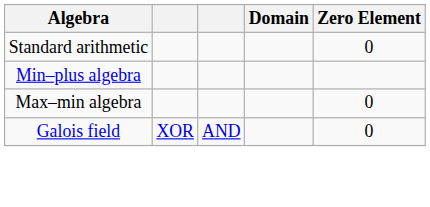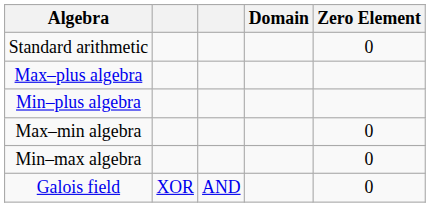+ row: (78, 74)
+ row: (78, 159)
